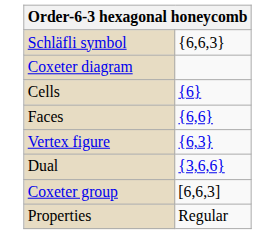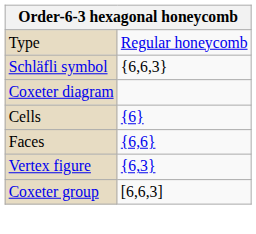+ row: (24, 42)
- row: (43, 166)
- row: (60, 216)
